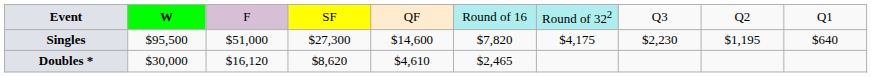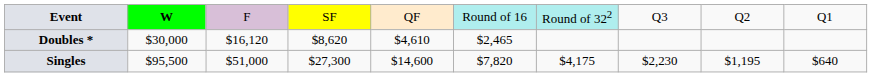rows swapped: (66, 40) <-> (66, 61)
